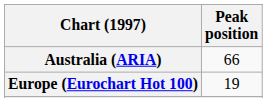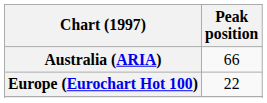(232, 84) 19 -> (232, 84) 22
